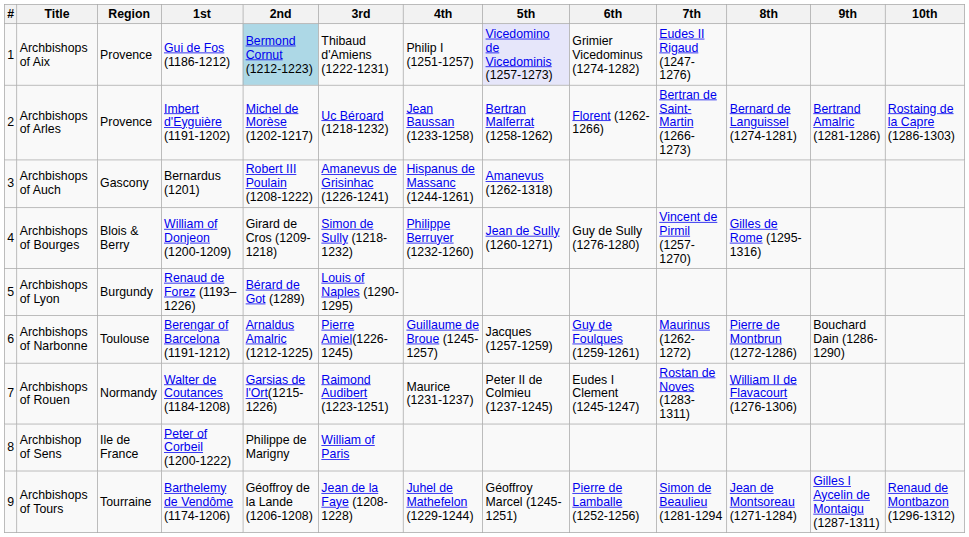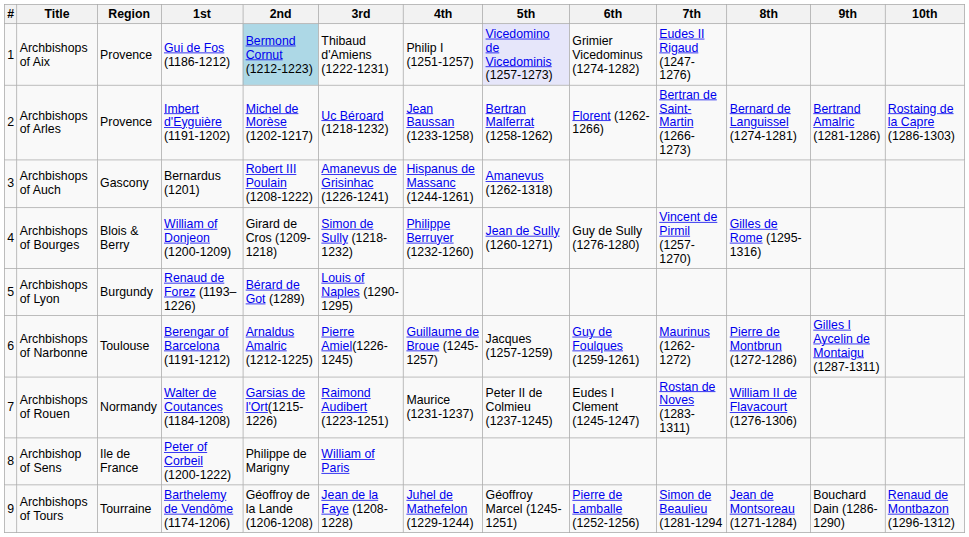(845, 339) Bouchard Dain (1286-1290) -> (846, 346) Gilles I Aycelin de Montaigu (1287-1311)
(846, 501) Gilles I Aycelin de Montaigu (1287-1311) -> (845, 508) Bouchard Dain (1286-1290)
